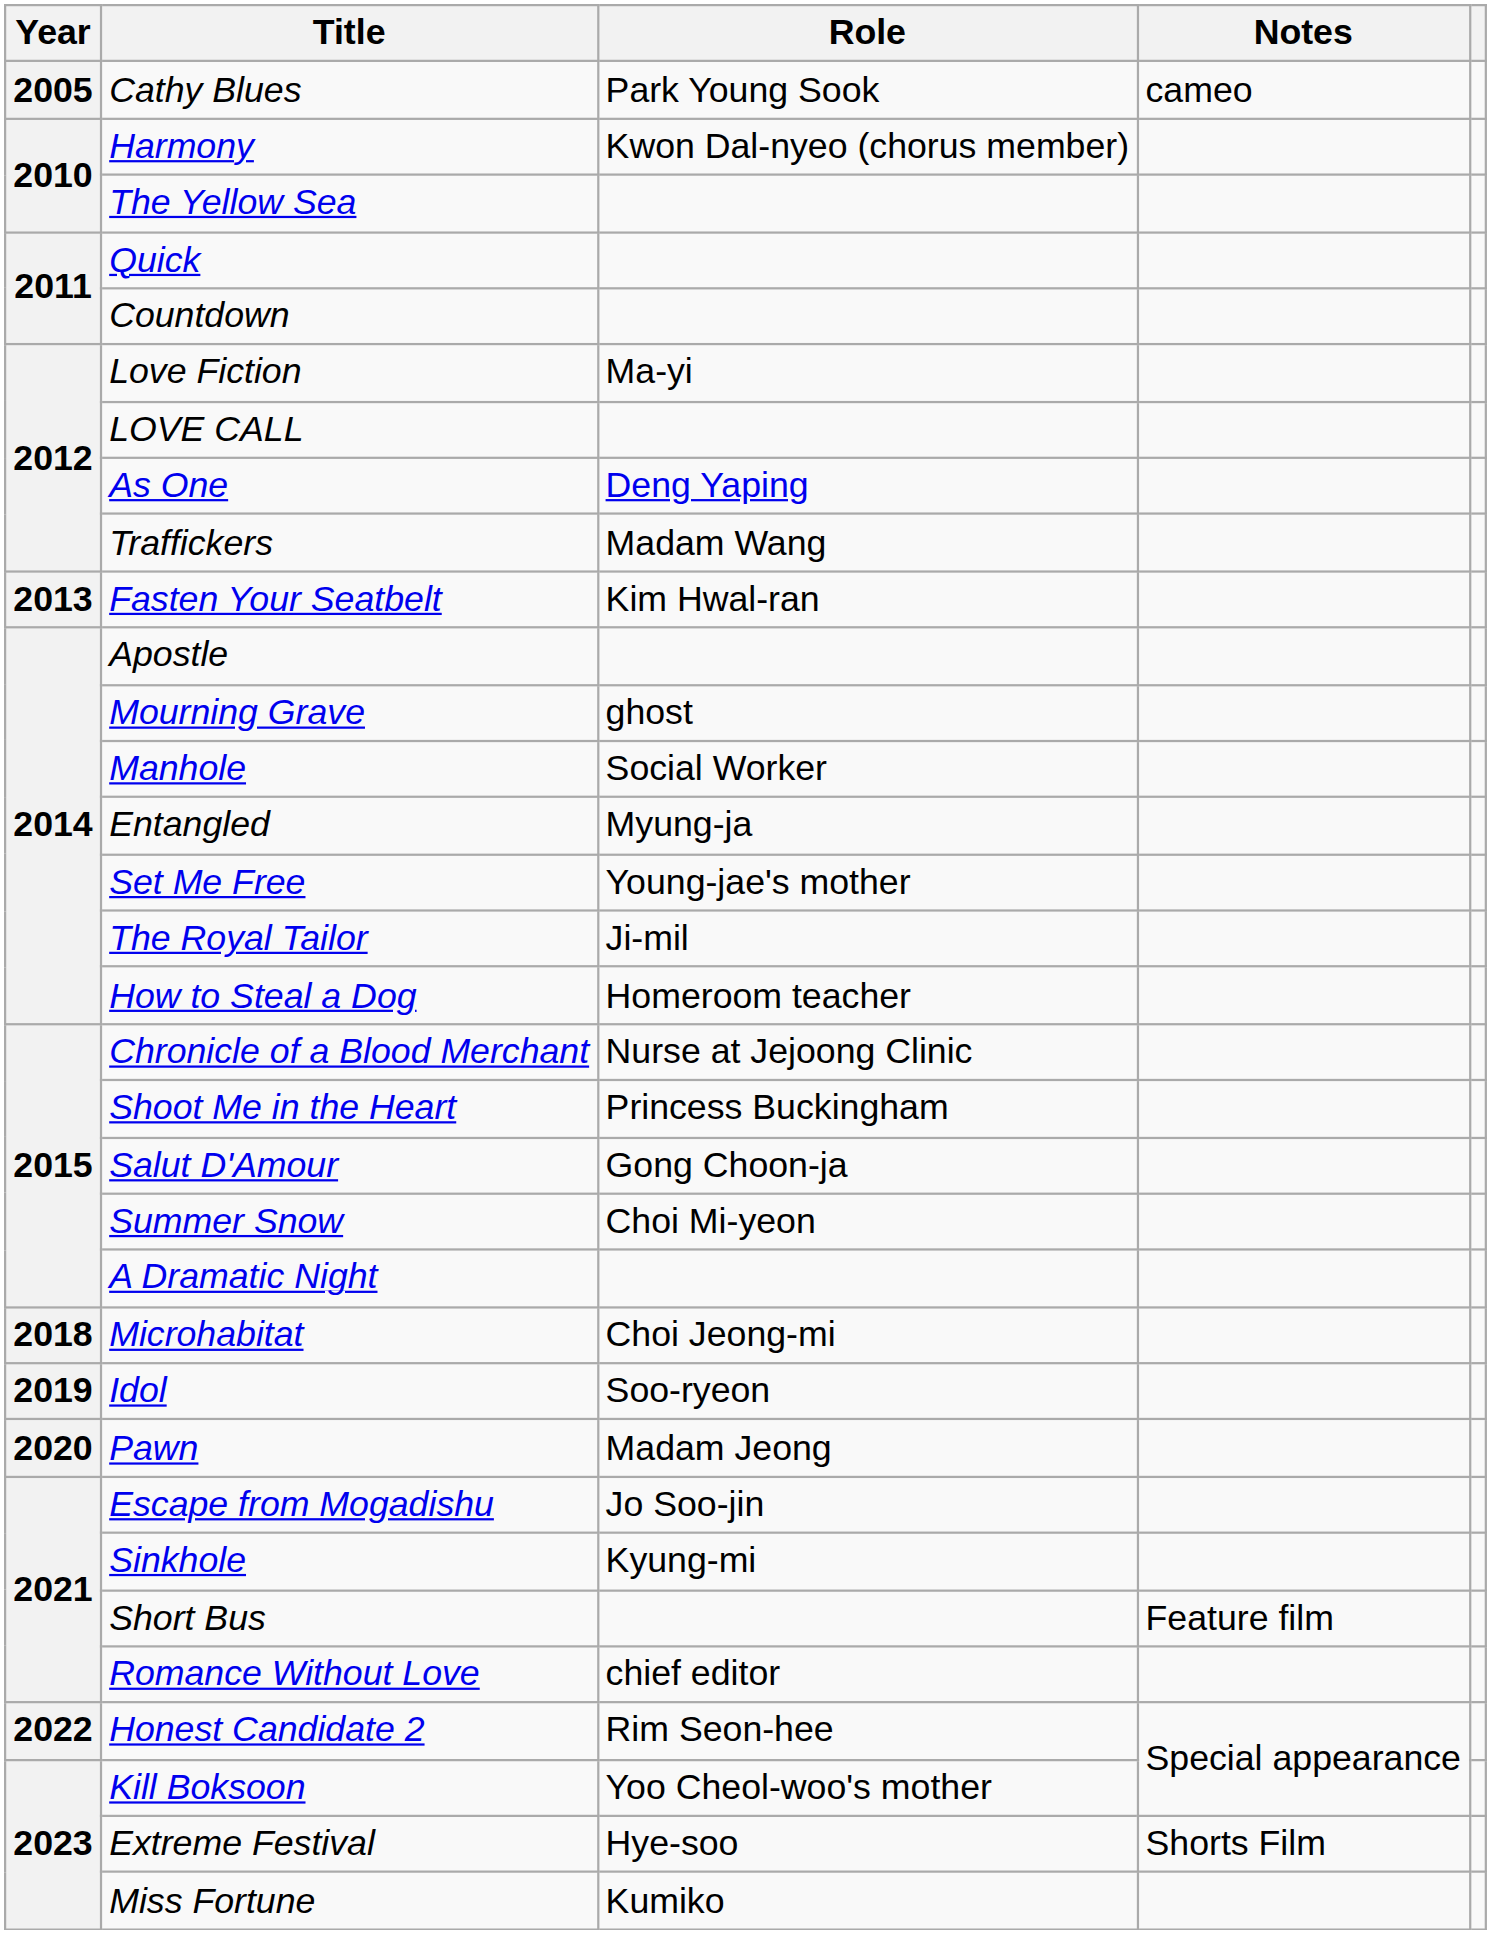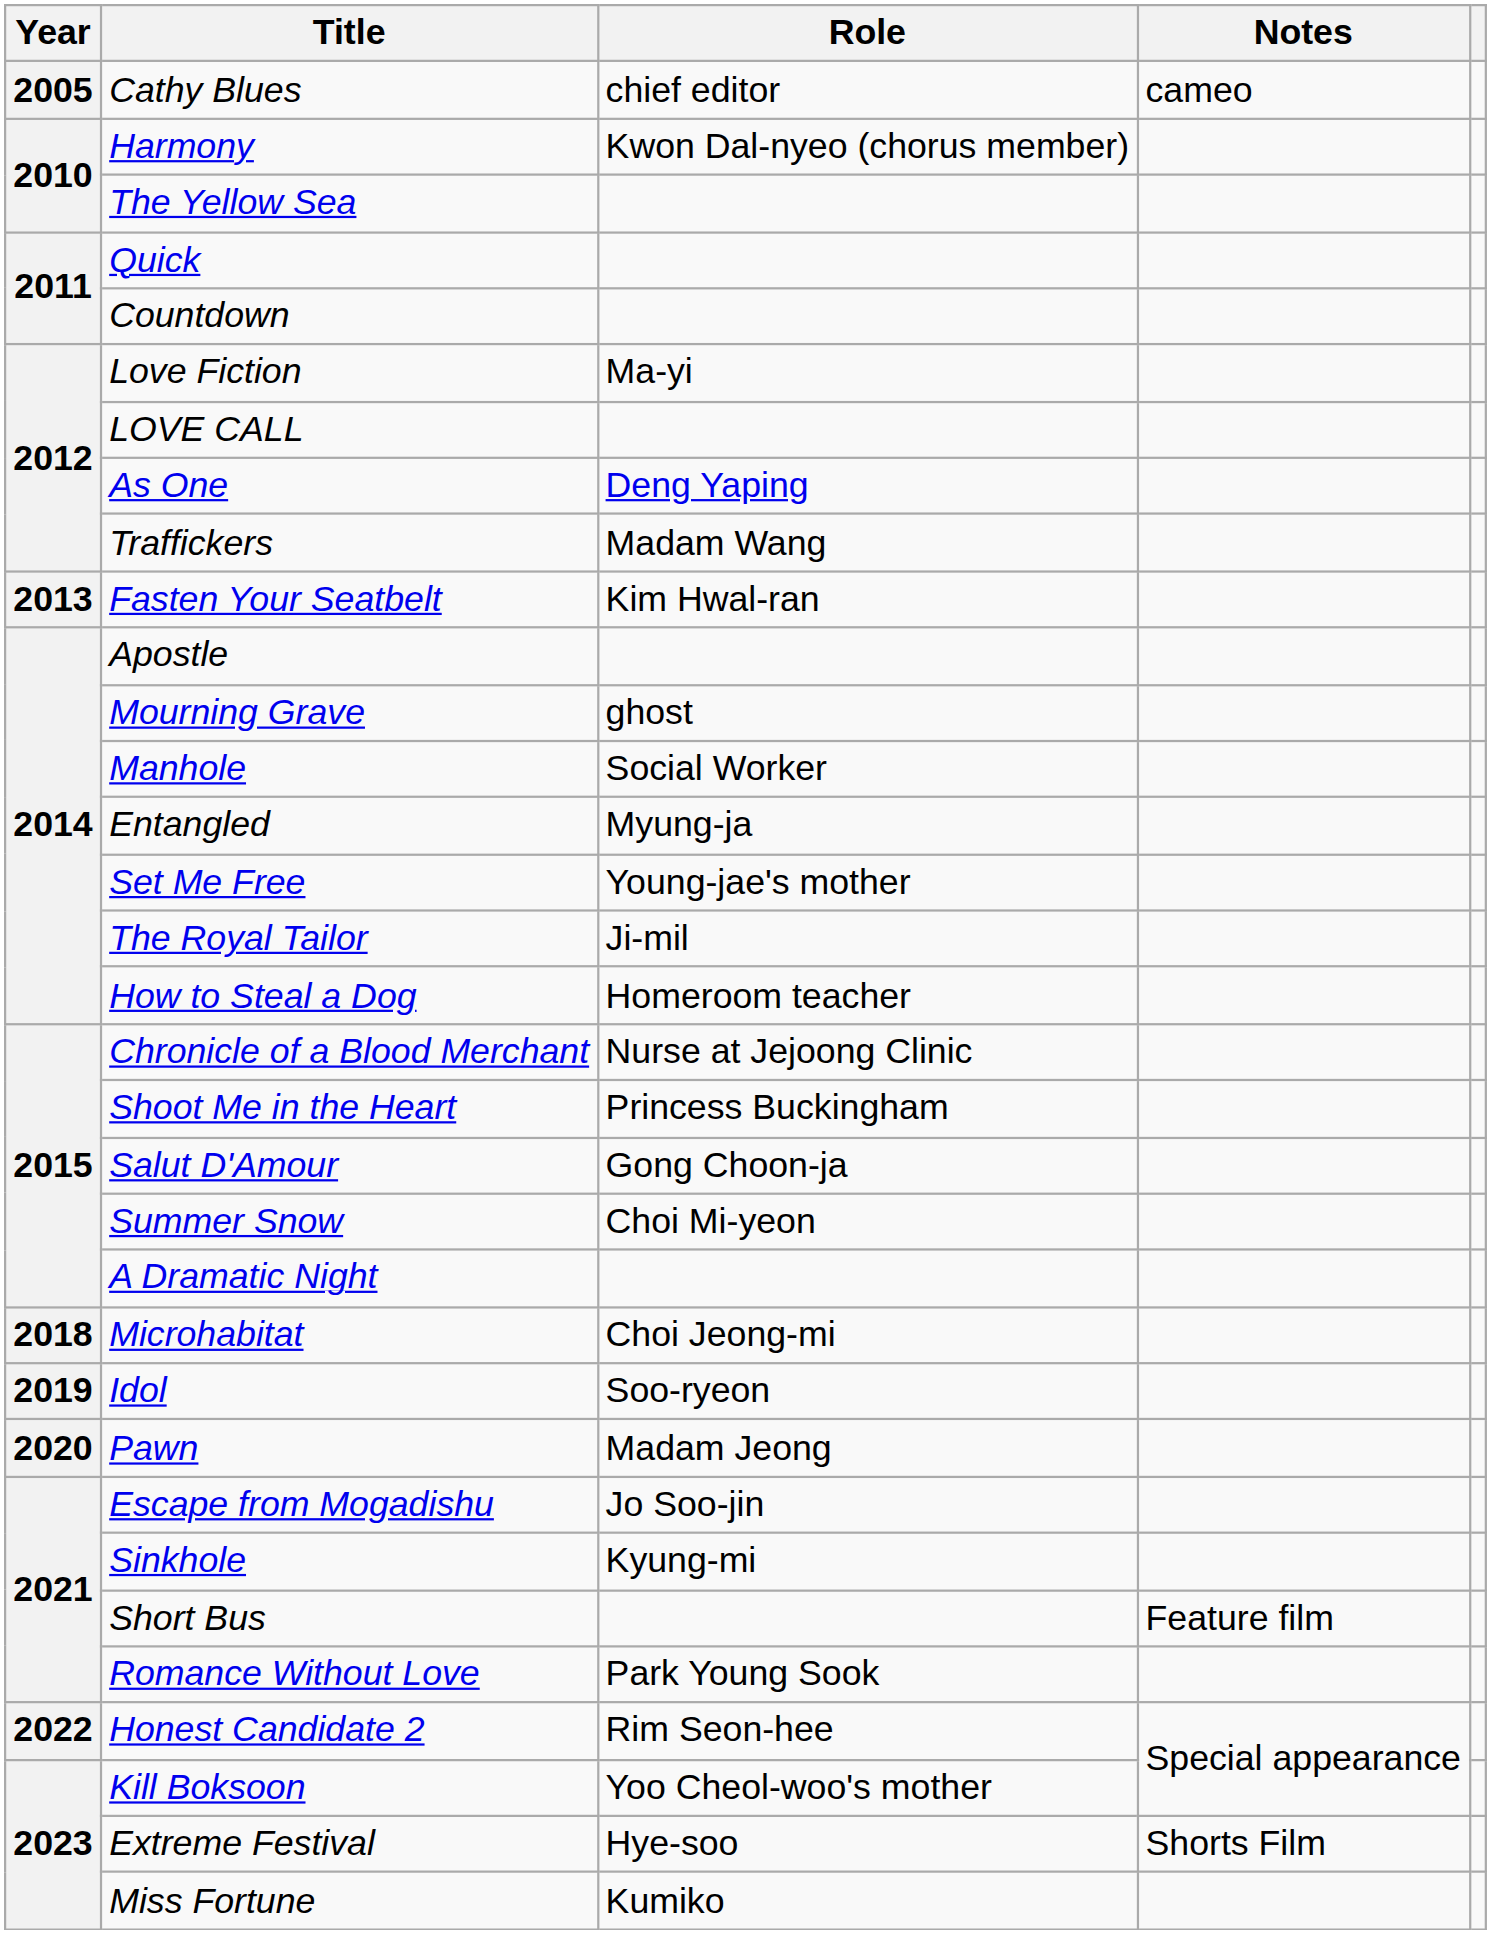(742, 89) Park Young Sook -> (693, 89) chief editor
(693, 1673) chief editor -> (742, 1673) Park Young Sook
